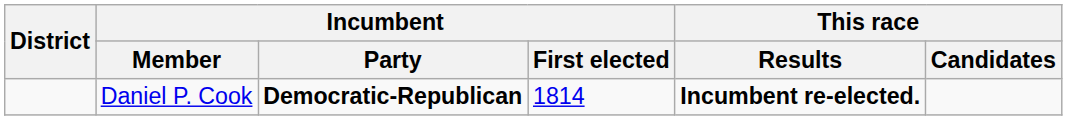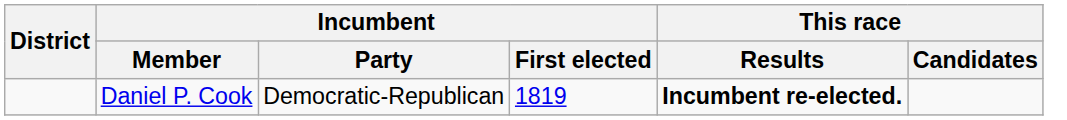(393, 96) bold -> (384, 96) normal
(559, 96) 1814 -> (541, 96) 1819
